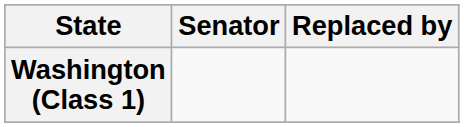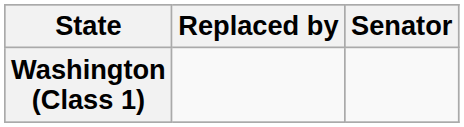columns swapped: (229, 26) <-> (372, 26)
